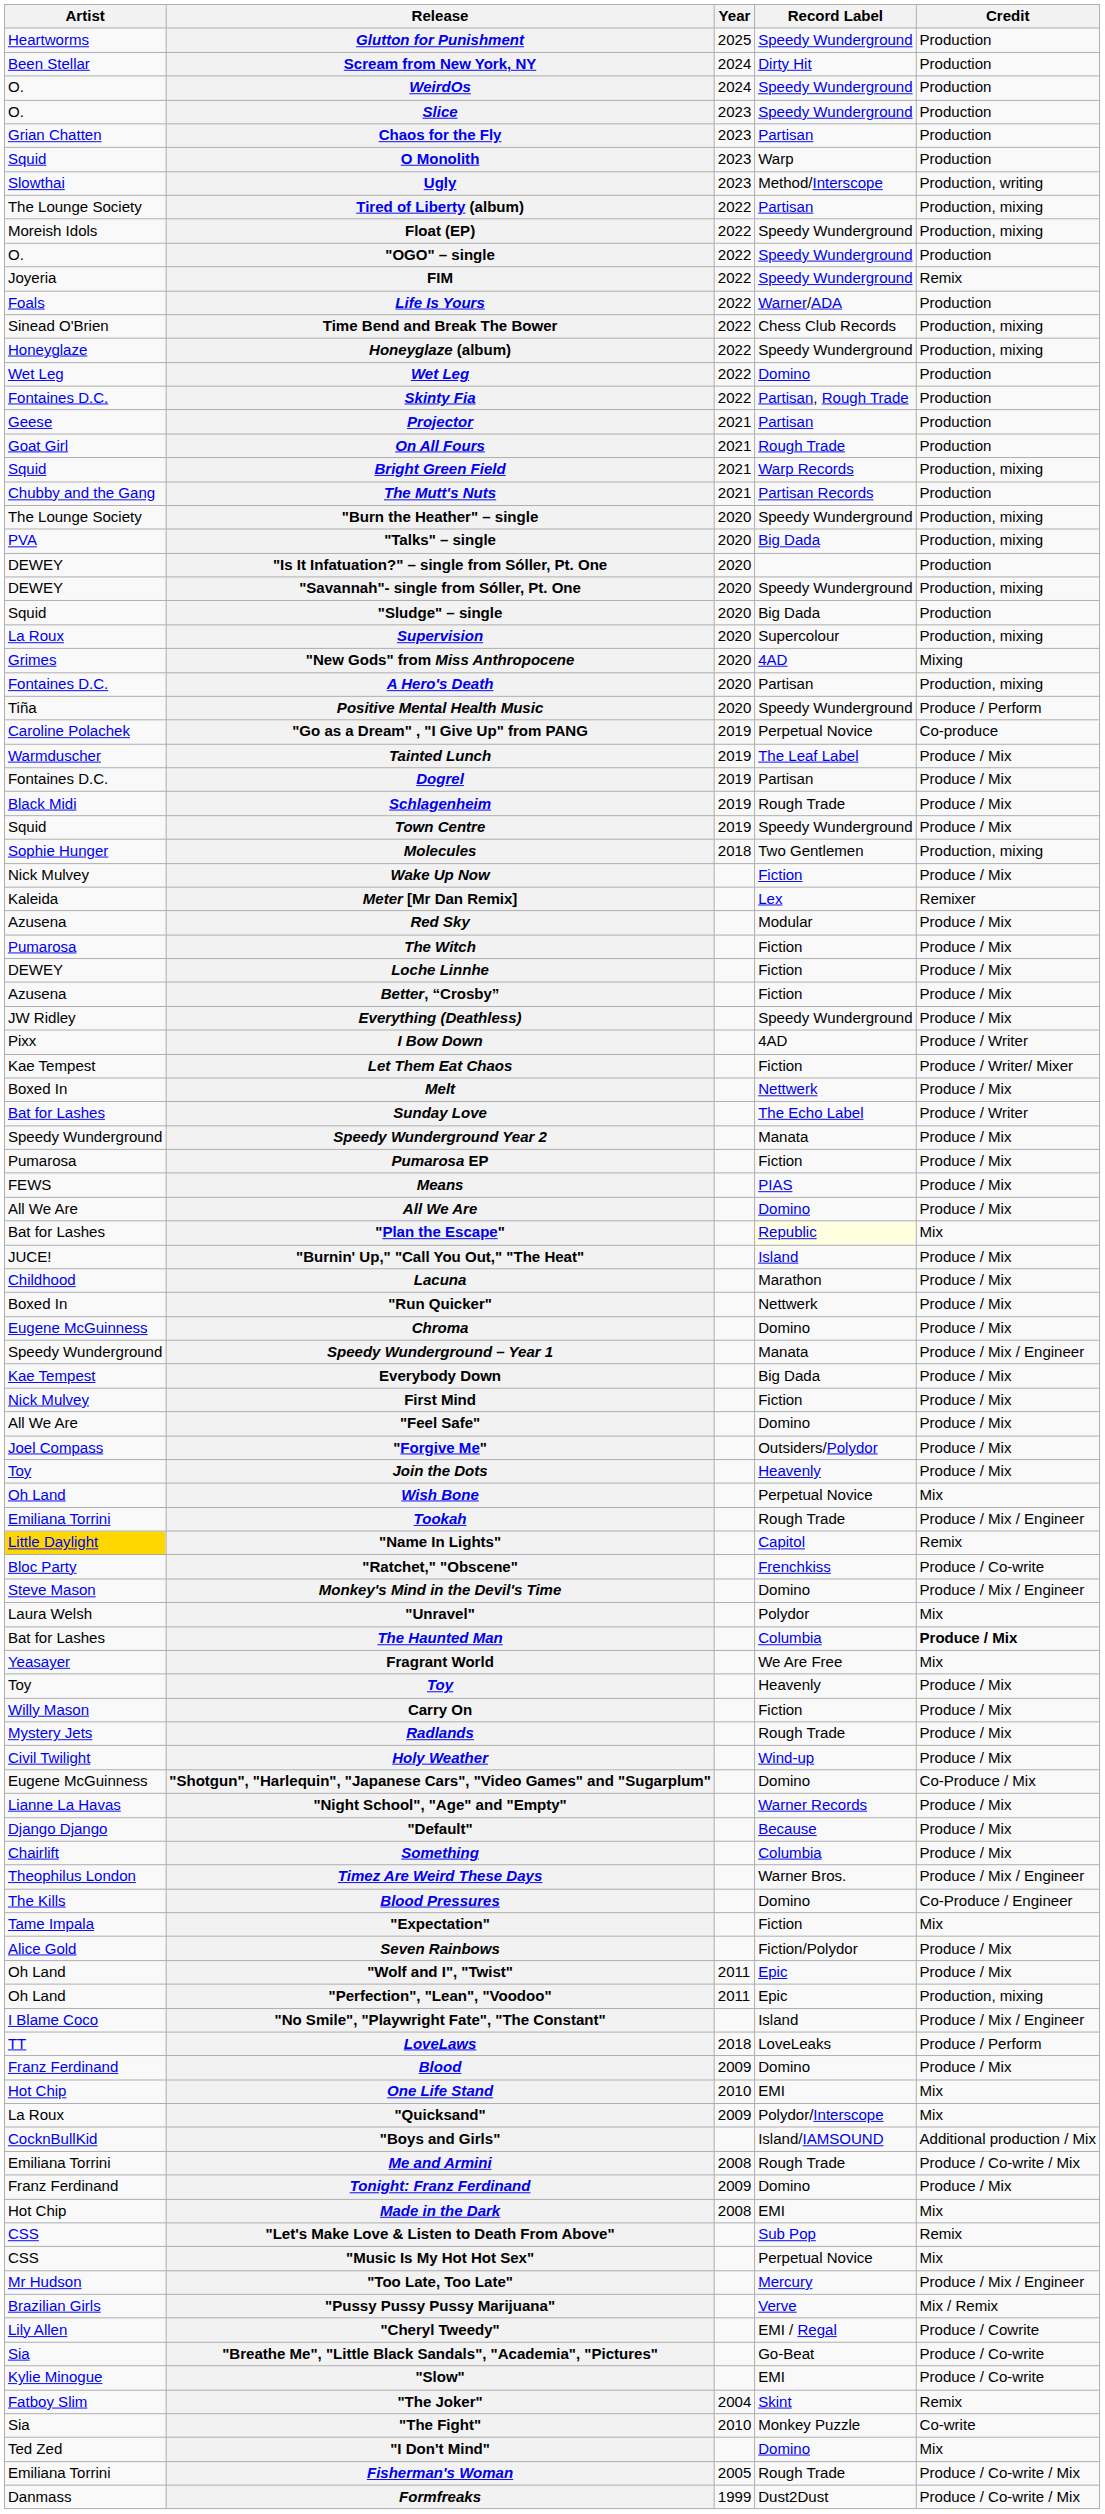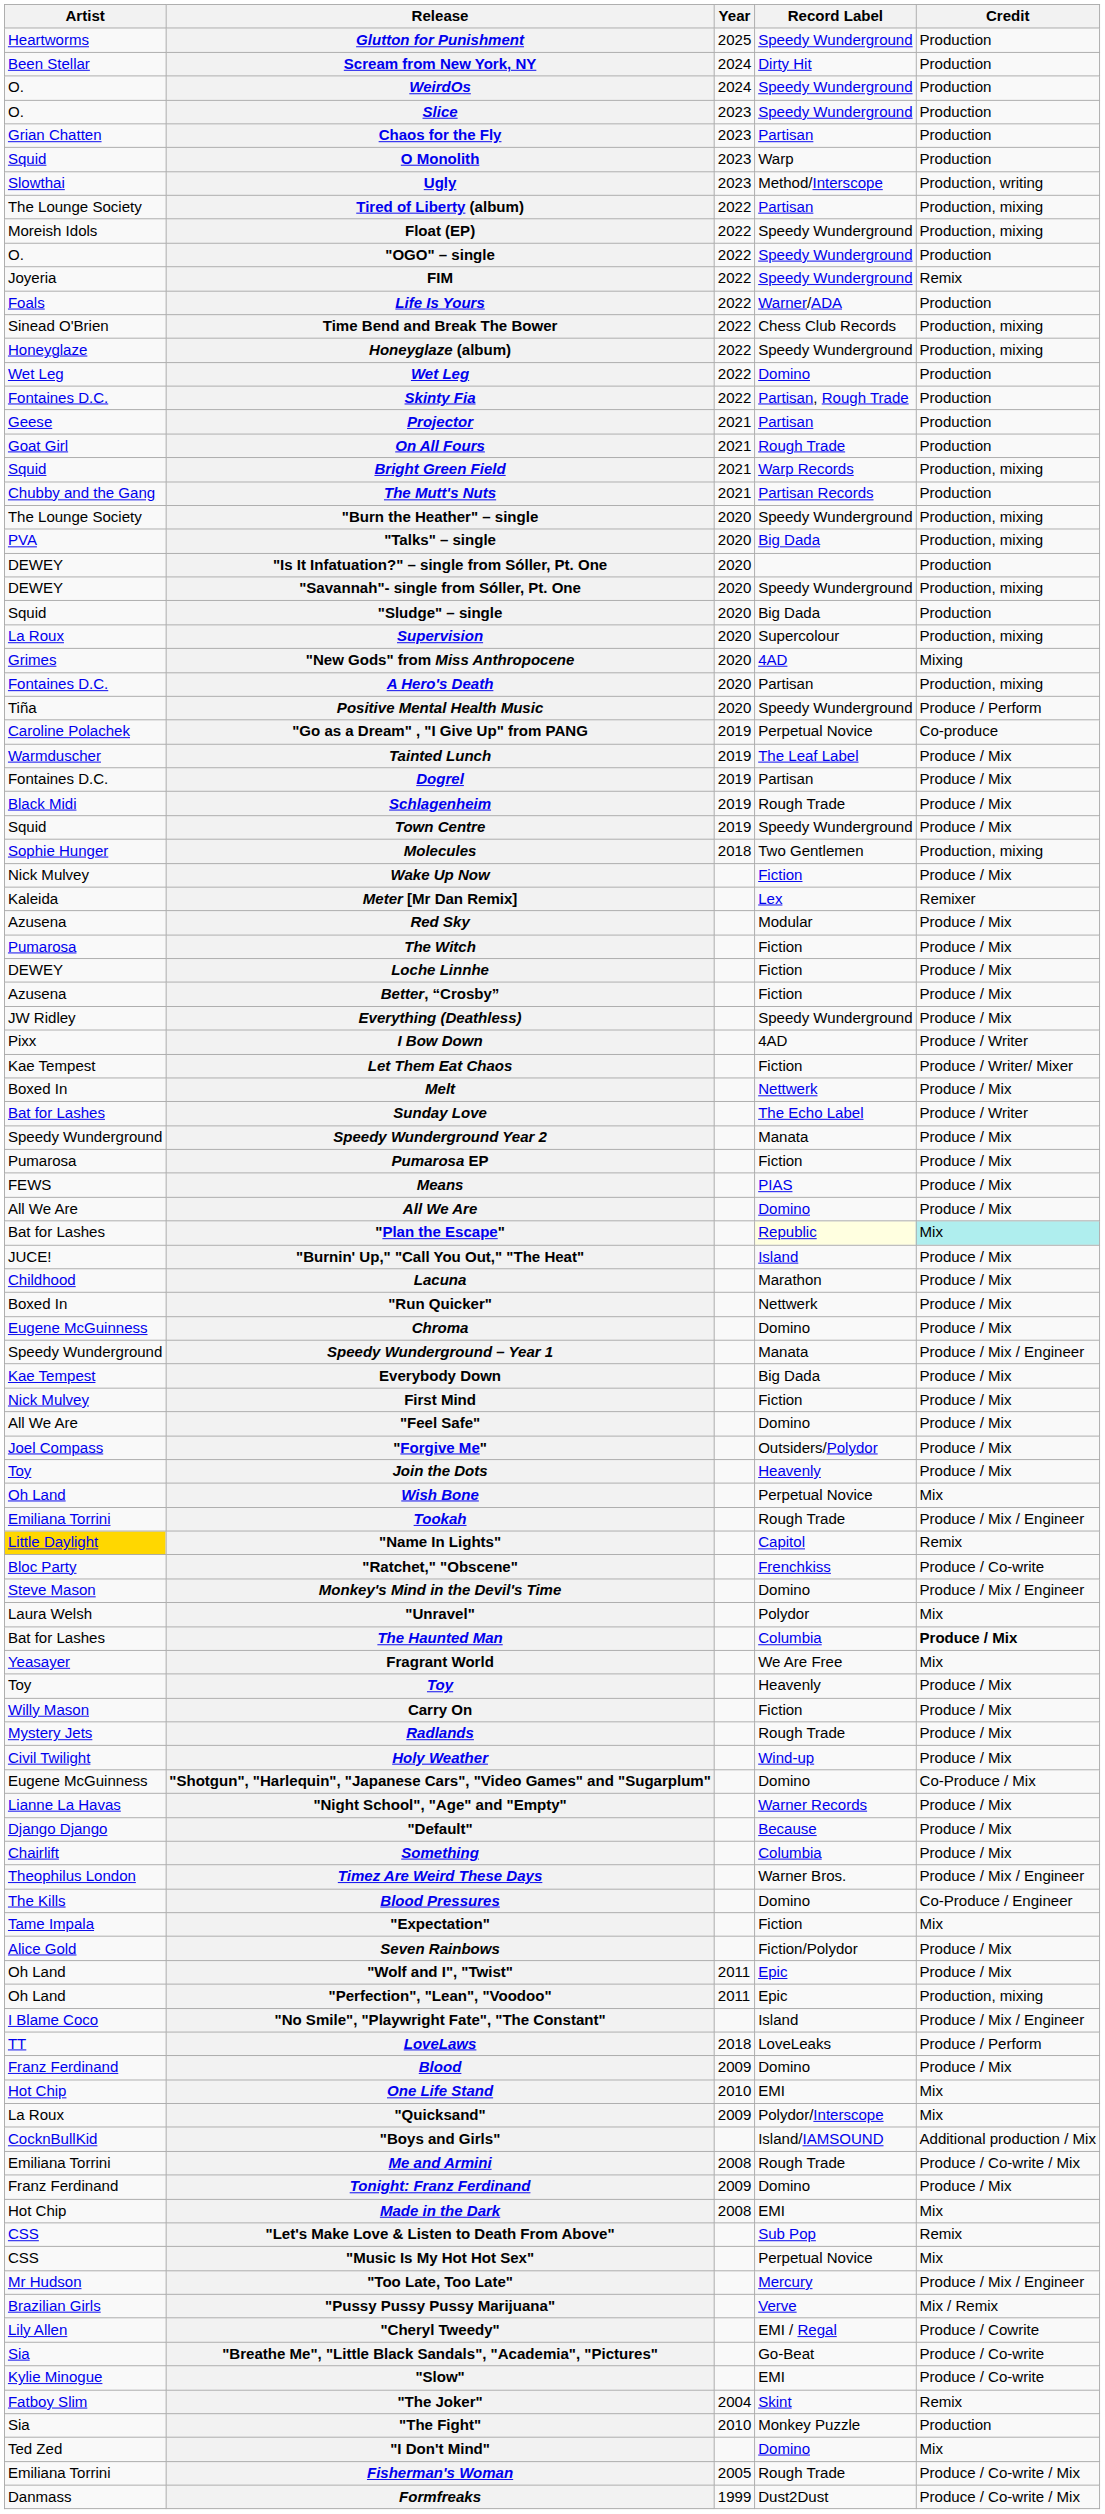(931, 1232) no background -> (931, 1232) paleturquoise background
(948, 2425) Co-write -> (955, 2425) Production
